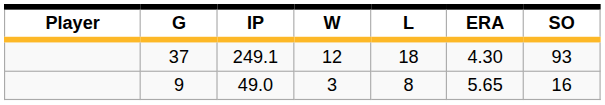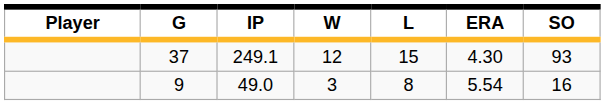(409, 56) 18 -> (409, 56) 15
(485, 85) 5.65 -> (485, 85) 5.54
